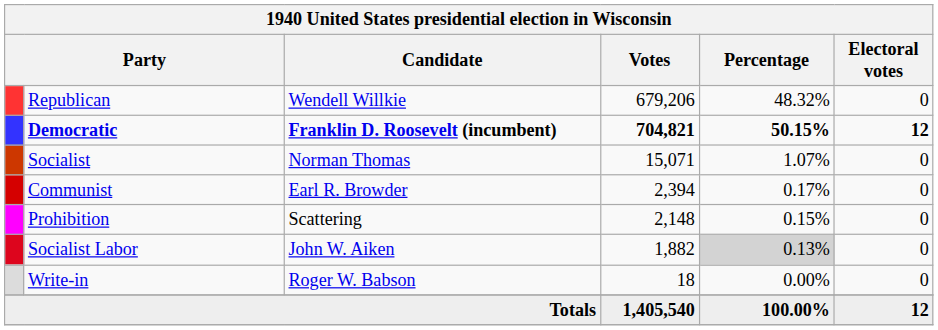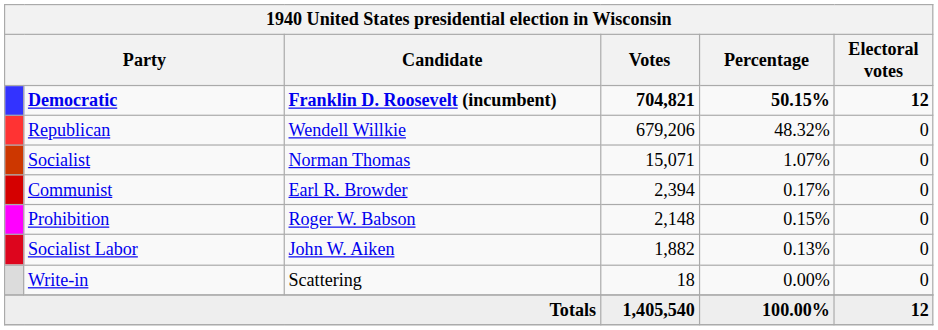rows swapped: (73, 130) <-> (69, 100)
(325, 219) Scattering -> (352, 219) Roger W. Babson
(807, 249) lightgrey background -> (807, 249) no background
(352, 279) Roger W. Babson -> (325, 279) Scattering
